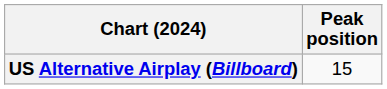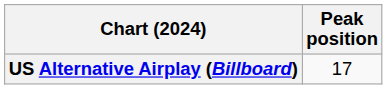(342, 68) 15 -> (342, 68) 17
